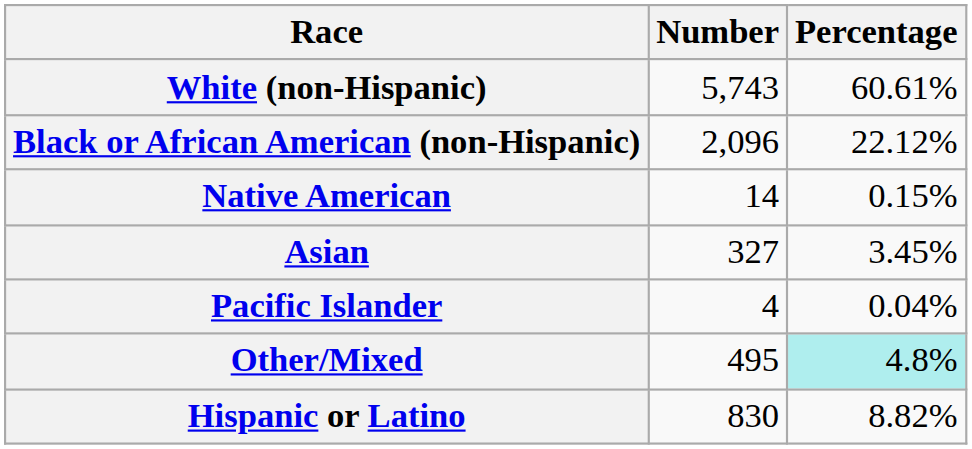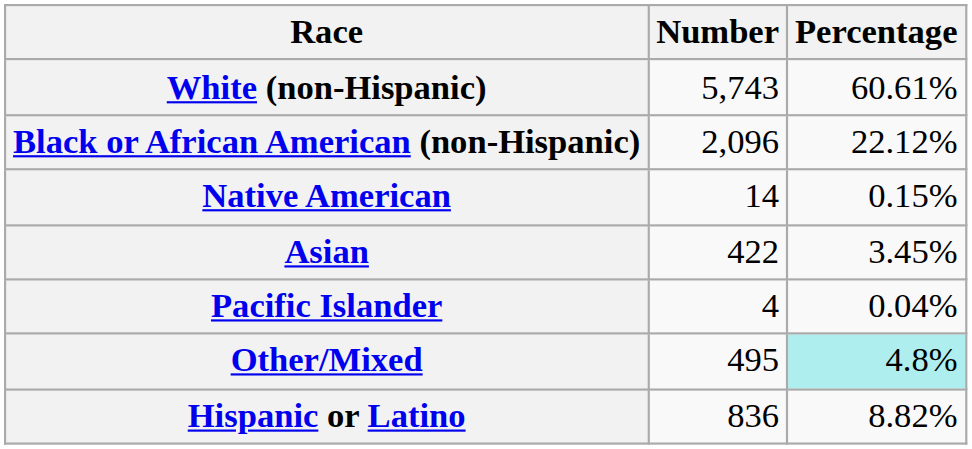(753, 251) 327 -> (753, 251) 422
(753, 415) 830 -> (753, 415) 836
